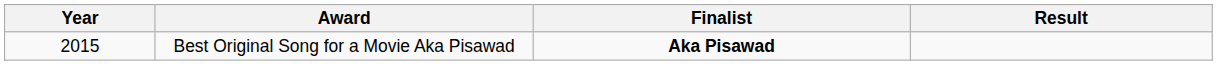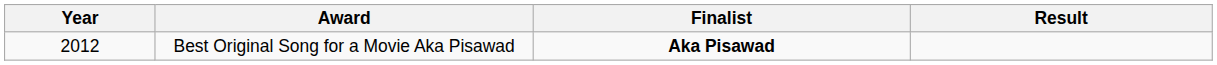(80, 45) 2015 -> (80, 45) 2012
